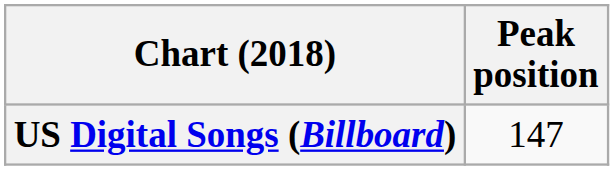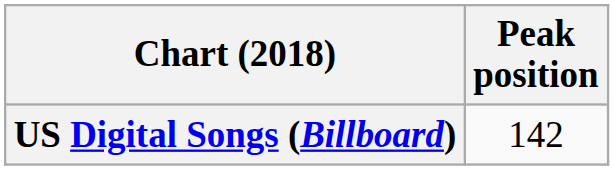(536, 134) 147 -> (536, 134) 142
